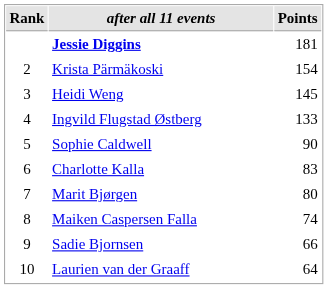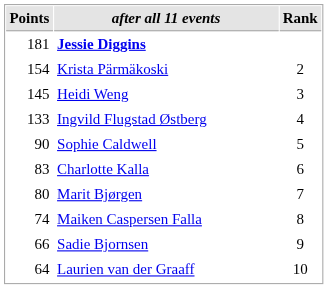columns swapped: (27, 18) <-> (298, 18)
